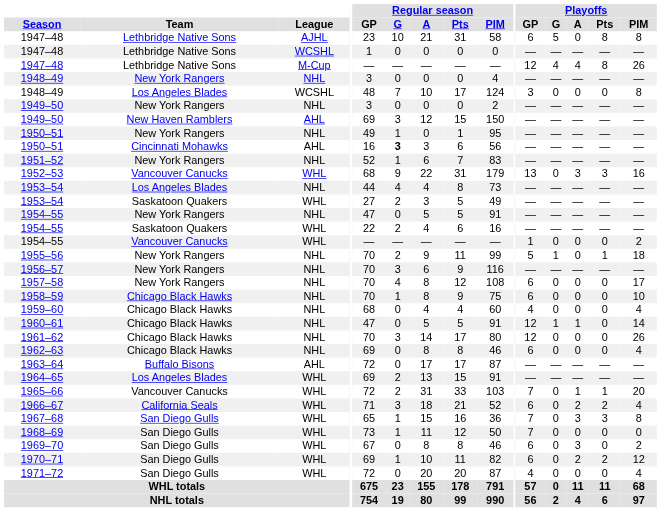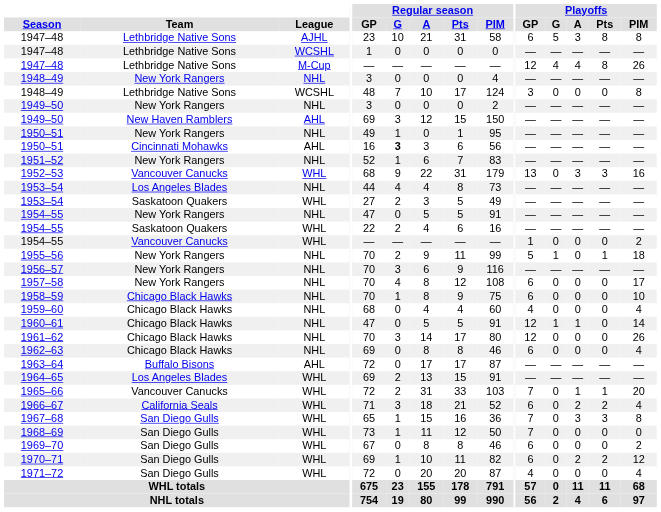(578, 38) 0 -> (578, 38) 3
(180, 92) Los Angeles Blades -> (180, 92) Lethbridge Native Sons
(578, 446) 3 -> (578, 446) 0
